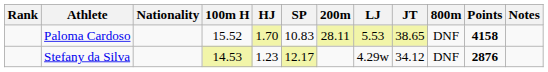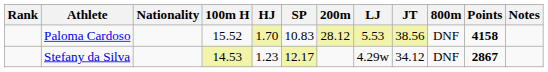(335, 35) 28.11 -> (335, 35) 28.12
(410, 35) 38.65 -> (410, 35) 38.56
(485, 56) 2876 -> (485, 56) 2867
